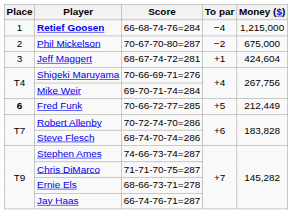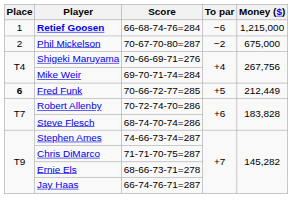(220, 28) −4 -> (220, 28) −6
- row: (65, 59)
